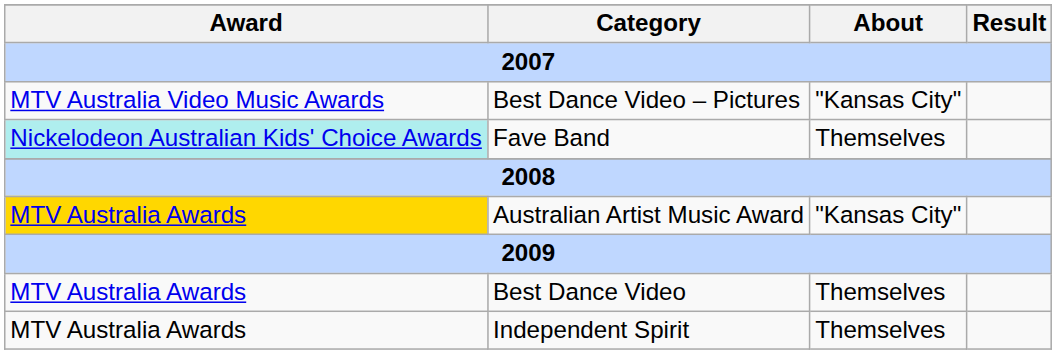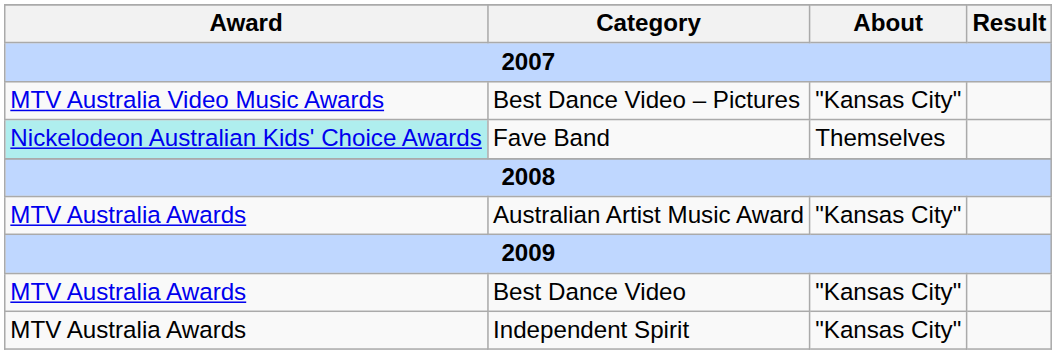(128, 215) gold background -> (128, 215) no background
(880, 291) Themselves -> (888, 291) "Kansas City"
(880, 330) Themselves -> (888, 330) "Kansas City"
